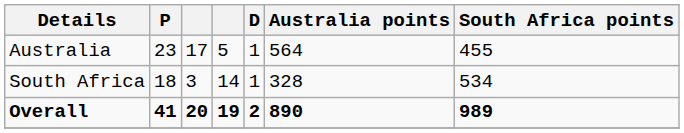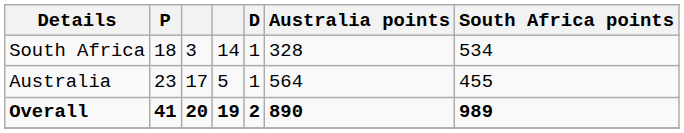rows swapped: (60, 51) <-> (77, 82)
